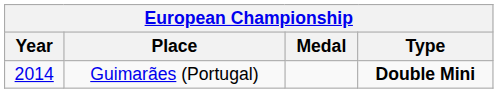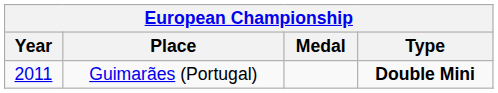(34, 74) 2014 -> (33, 74) 2011
